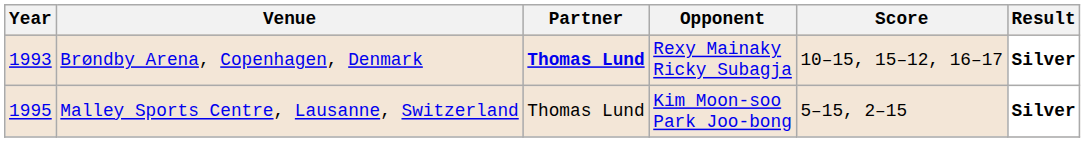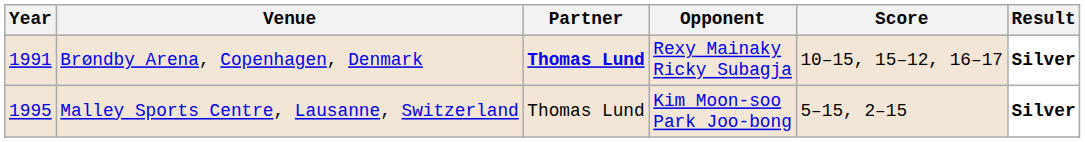(30, 60) 1993 -> (30, 60) 1991
